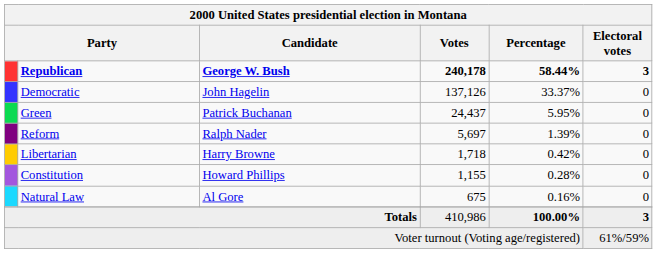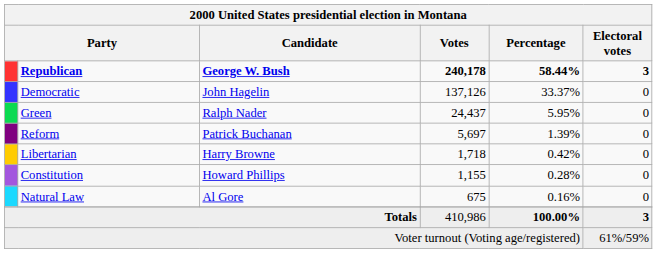(247, 113) Patrick Buchanan -> (234, 113) Ralph Nader
(234, 134) Ralph Nader -> (247, 134) Patrick Buchanan
